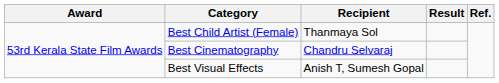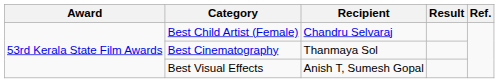(341, 31) Thanmaya Sol -> (348, 31) Chandru Selvaraj
(348, 50) Chandru Selvaraj -> (341, 50) Thanmaya Sol
